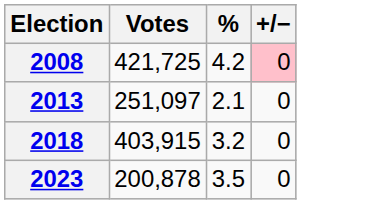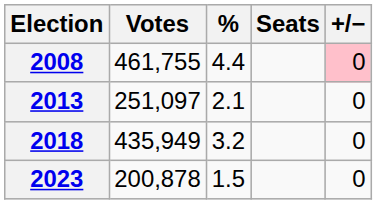+ column: (288, 23)
(158, 62) 421,725 -> (158, 62) 461,755
(228, 62) 4.2 -> (228, 62) 4.4
(158, 139) 403,915 -> (158, 139) 435,949
(228, 178) 3.5 -> (228, 178) 1.5
